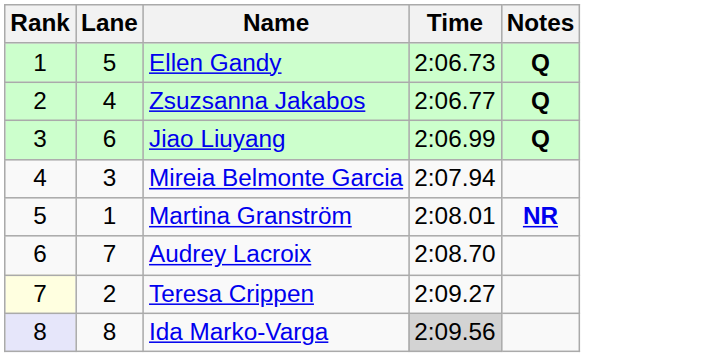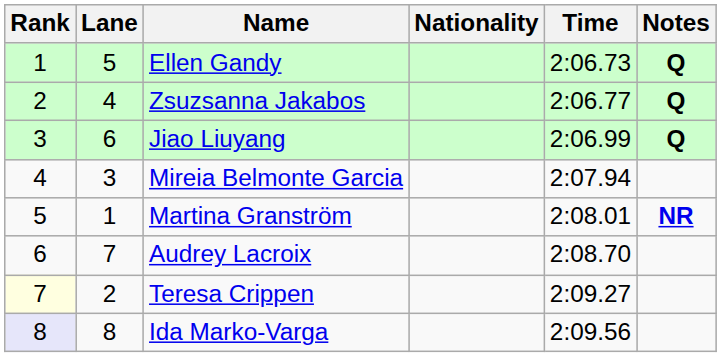+ column: (476, 23)
(455, 332) lightgrey background -> (590, 332) no background
